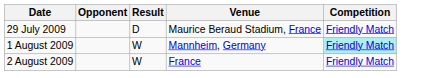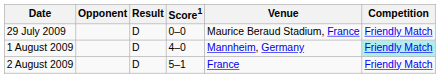+ column: (185, 14)
(137, 45) W -> (136, 48) D
(137, 62) W -> (136, 65) D
